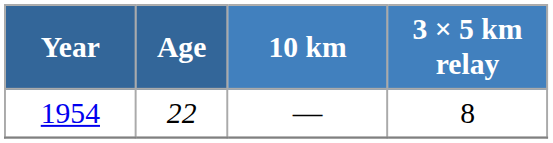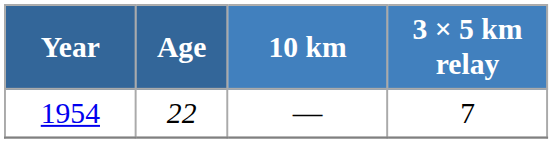(468, 113) 8 -> (468, 113) 7
